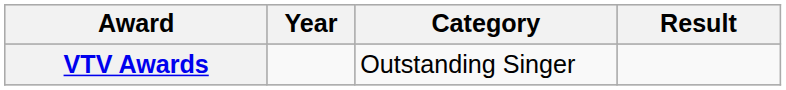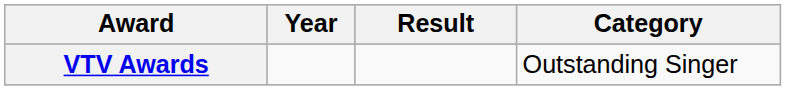columns swapped: (486, 24) <-> (698, 24)
